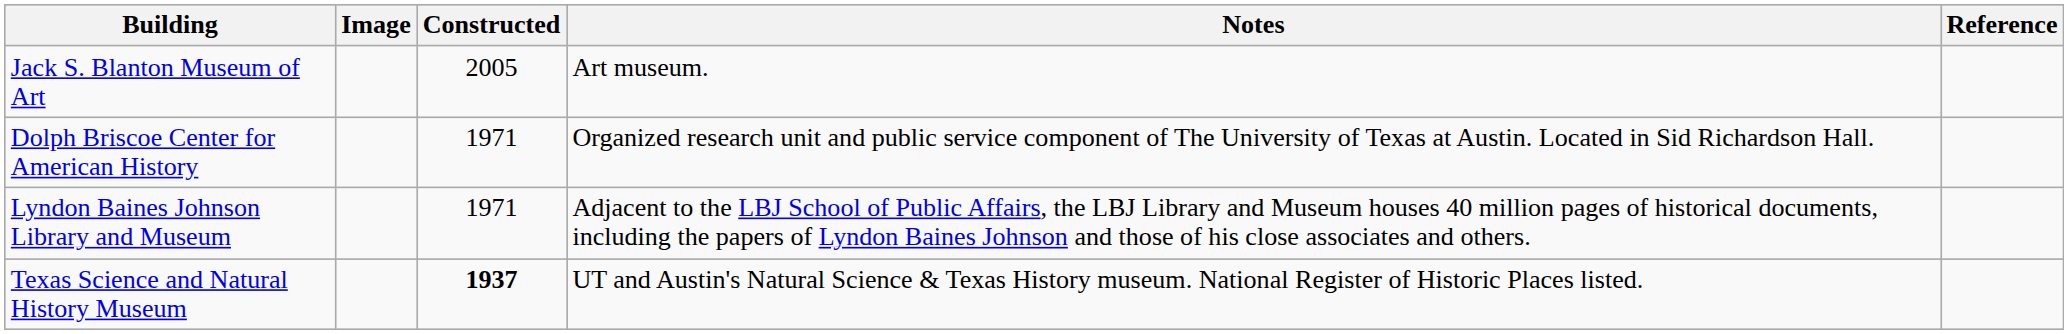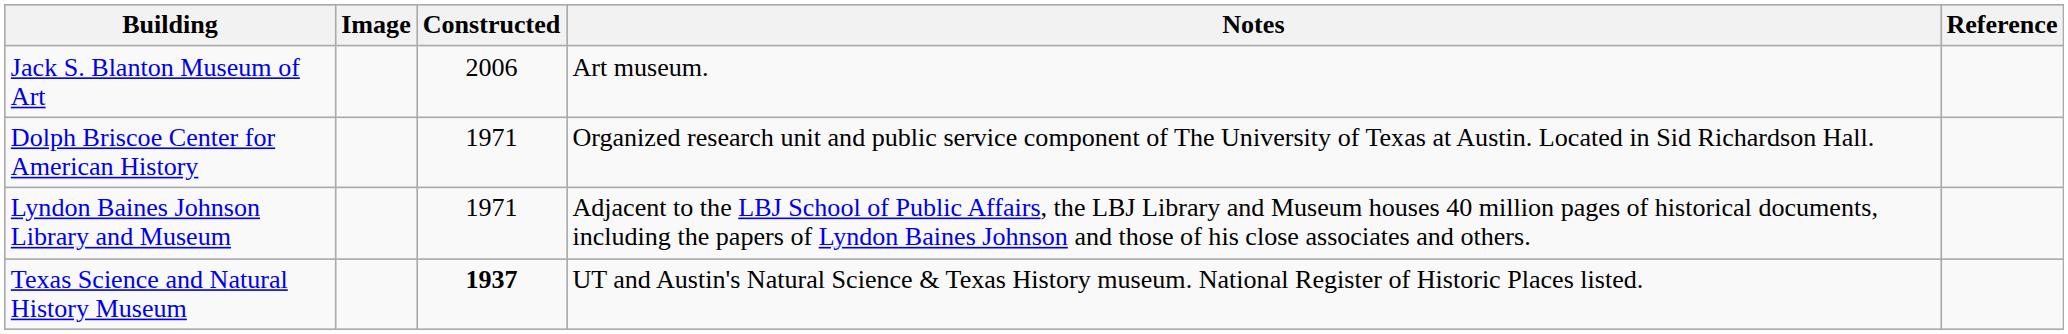(492, 66) 2005 -> (492, 66) 2006
